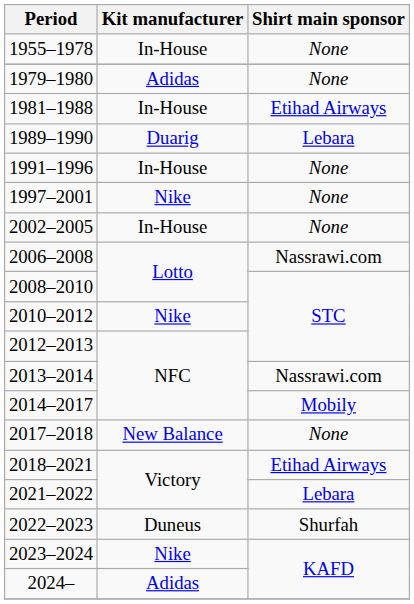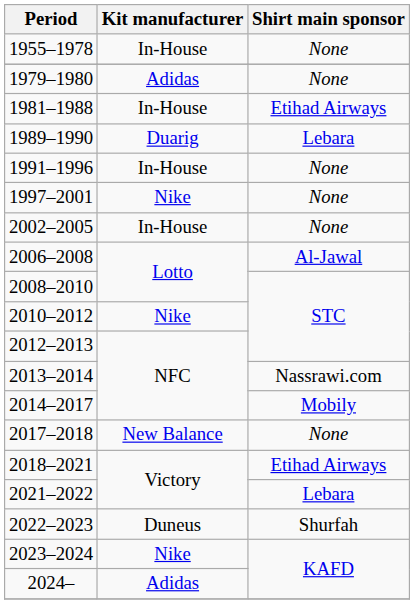(328, 256) Nassrawi.com -> (328, 256) Al-Jawal
